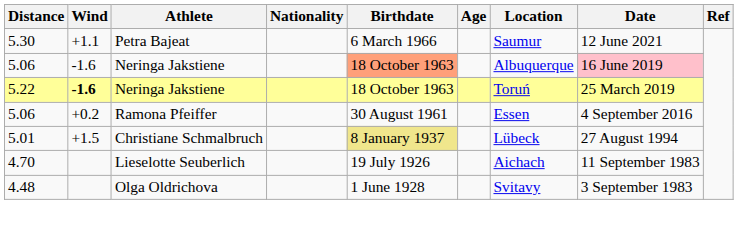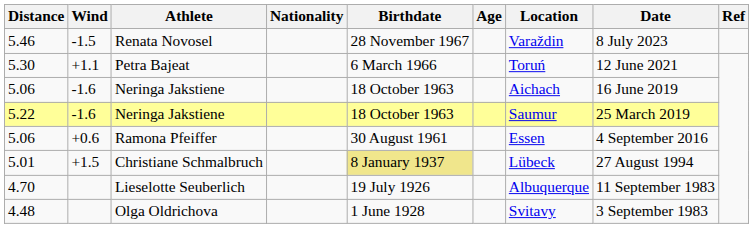+ row: (21, 41)
(517, 41) Saumur -> (527, 65) Toruń
(402, 65) lightsalmon background -> (402, 89) no background
(534, 65) Albuquerque -> (534, 89) Aichach
(622, 65) pink background -> (637, 89) no background
(84, 89) bold -> (84, 114) normal
(512, 89) Toruń -> (533, 114) Saumur
(85, 114) +0.2 -> (85, 138) +0.6
(519, 162) Aichach -> (549, 187) Albuquerque
